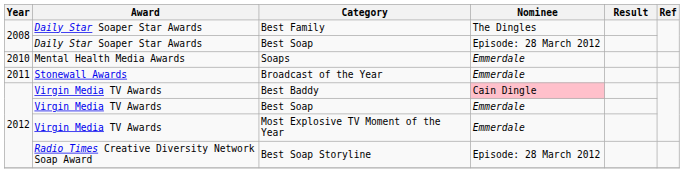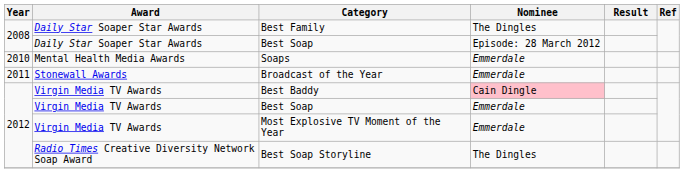(536, 154) Episode: 28 March 2012 -> (505, 154) The Dingles
